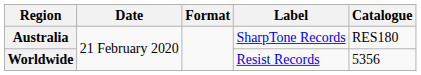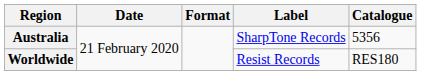(375, 37) RES180 -> (366, 37) 5356
(366, 59) 5356 -> (375, 59) RES180
